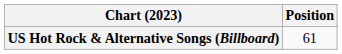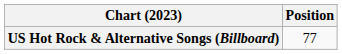(310, 37) 61 -> (310, 37) 77
